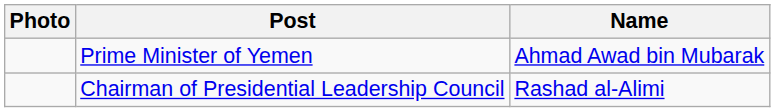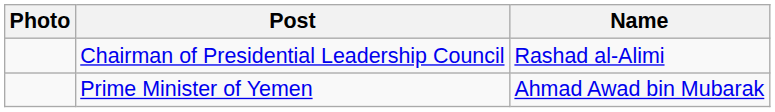rows swapped: (292, 89) <-> (196, 55)
